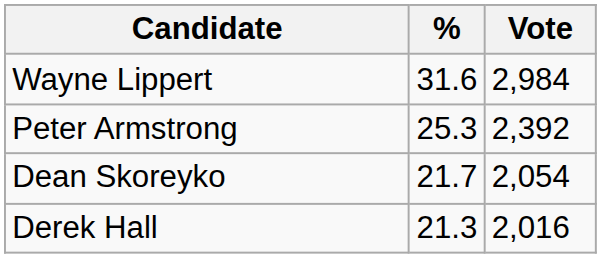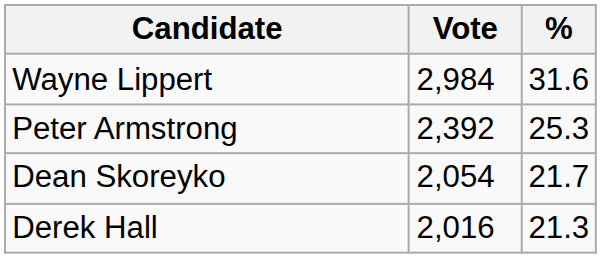columns swapped: (540, 29) <-> (447, 29)
